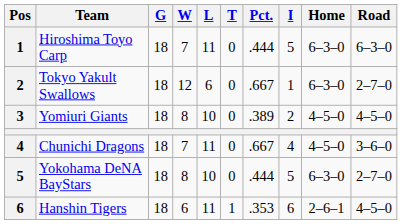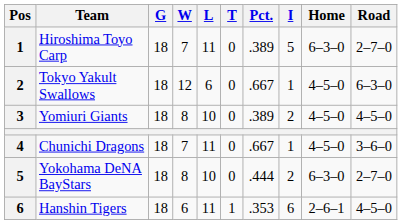(261, 46) .444 -> (261, 46) .389
(374, 46) 6–3–0 -> (374, 46) 2–7–0
(327, 85) 6–3–0 -> (327, 85) 4–5–0
(374, 85) 2–7–0 -> (374, 85) 6–3–0
(291, 146) 4 -> (291, 146) 1
(291, 177) 5 -> (291, 177) 2
